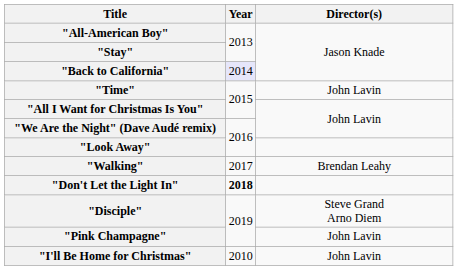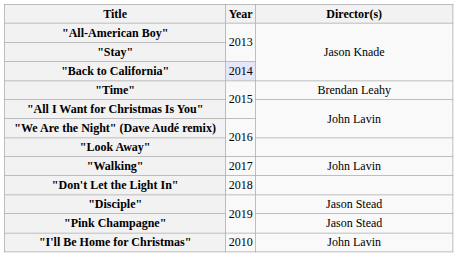(354, 90) John Lavin -> (354, 90) Brendan Leahy
(354, 166) Brendan Leahy -> (354, 166) John Lavin
(241, 185) bold -> (241, 185) normal
(354, 211) Steve Grand Arno Diem -> (354, 204) Jason Stead
(354, 236) John Lavin -> (354, 223) Jason Stead
